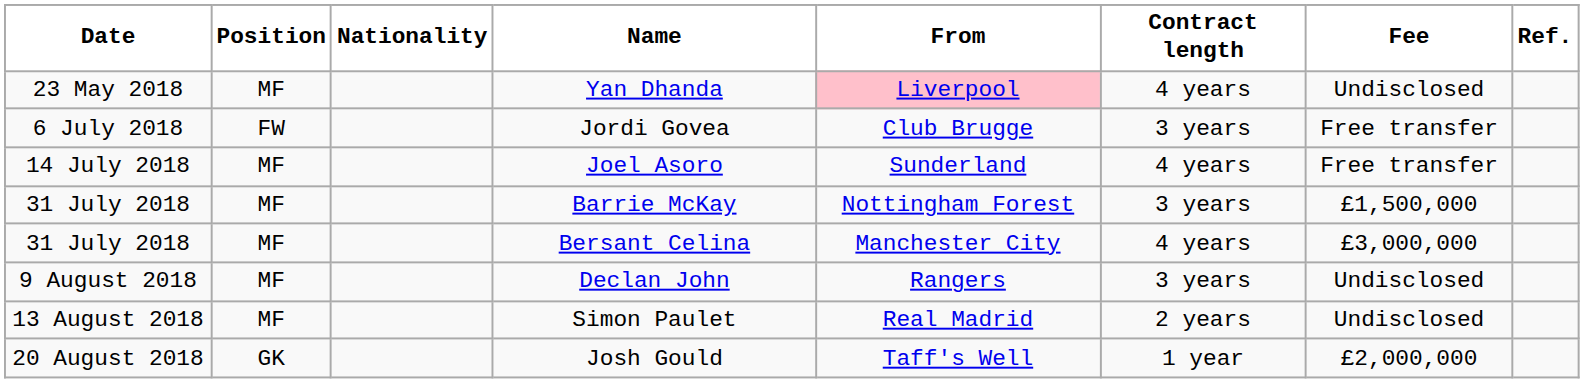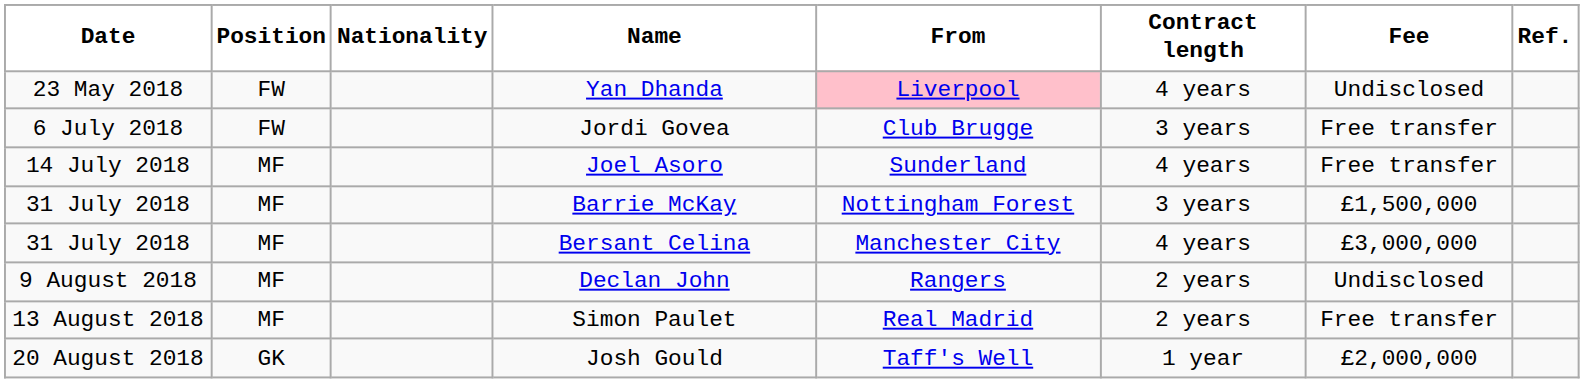(271, 89) MF -> (271, 89) FW
(1203, 281) 3 years -> (1203, 281) 2 years
(1409, 319) Undisclosed -> (1409, 319) Free transfer
